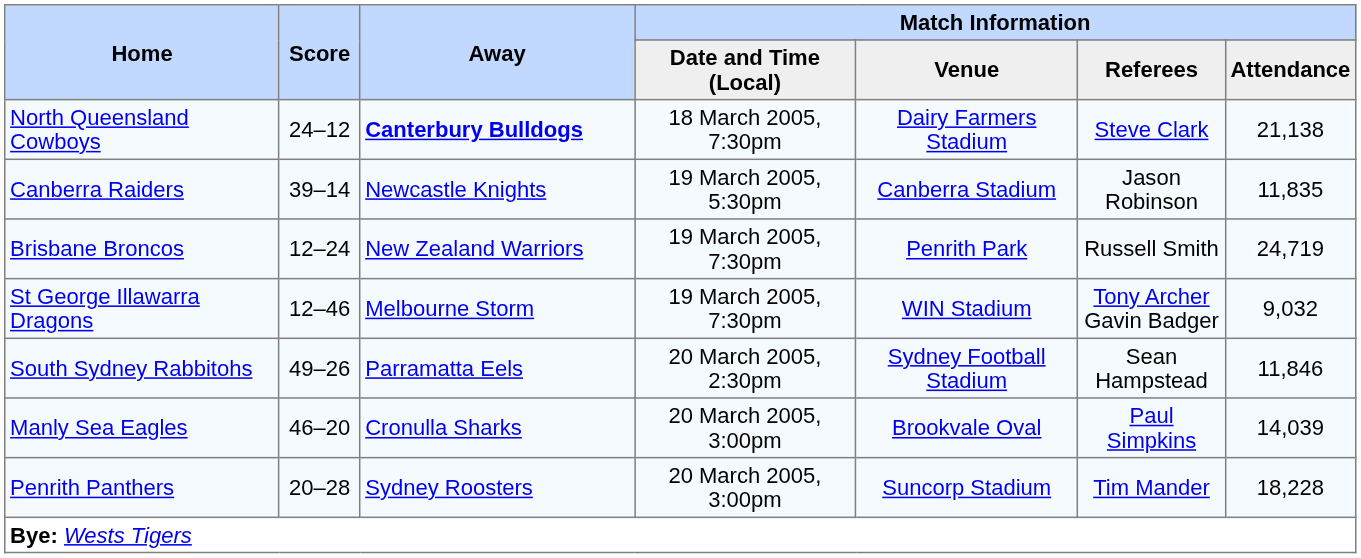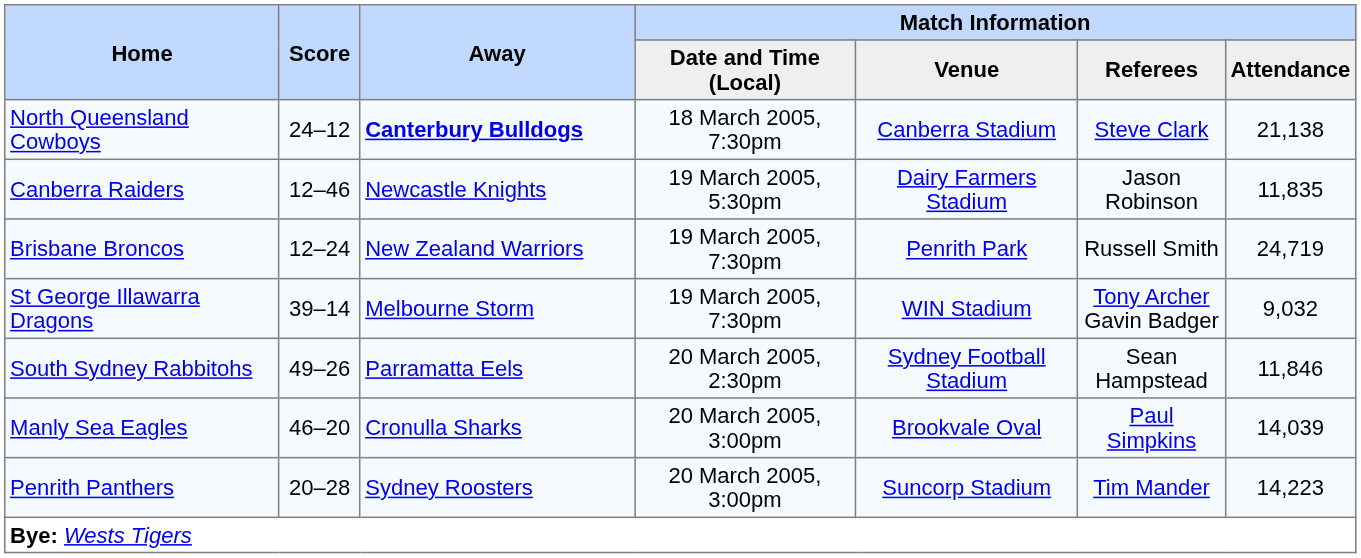(967, 129) Dairy Farmers Stadium -> (967, 129) Canberra Stadium
(320, 189) 39–14 -> (320, 189) 12–46
(967, 189) Canberra Stadium -> (967, 189) Dairy Farmers Stadium
(320, 308) 12–46 -> (320, 308) 39–14
(1290, 487) 18,228 -> (1290, 487) 14,223
